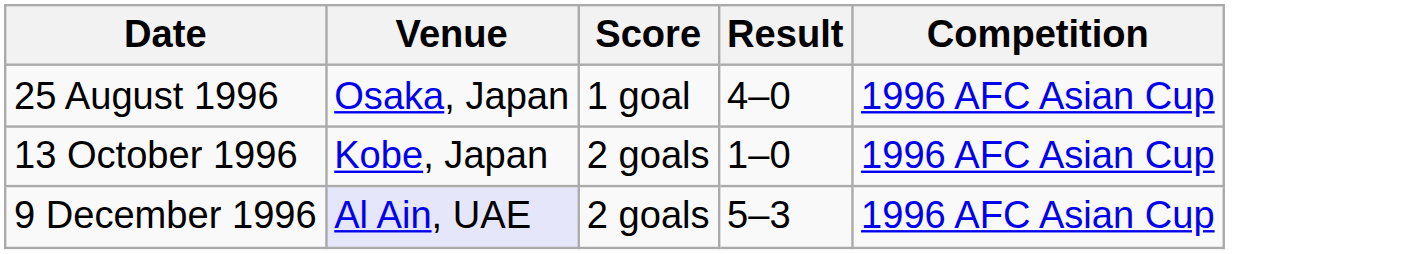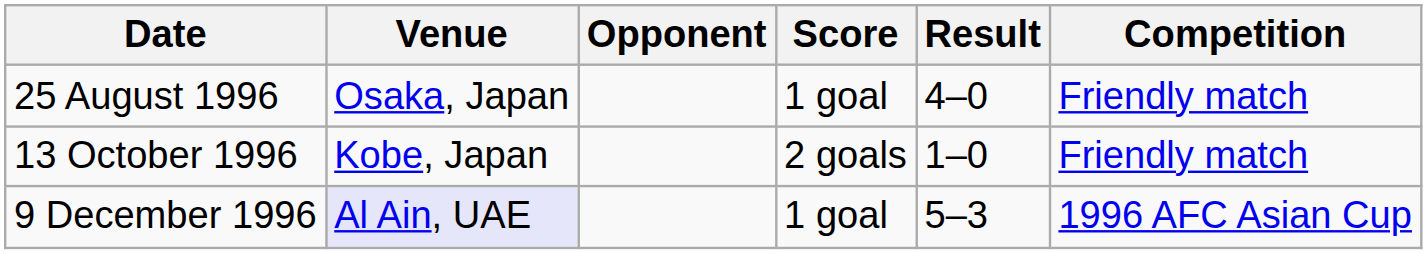+ column: (677, 34)
(1038, 95) 1996 AFC Asian Cup -> (1183, 95) Friendly match
(1038, 155) 1996 AFC Asian Cup -> (1183, 155) Friendly match
(648, 215) 2 goals -> (836, 215) 1 goal
